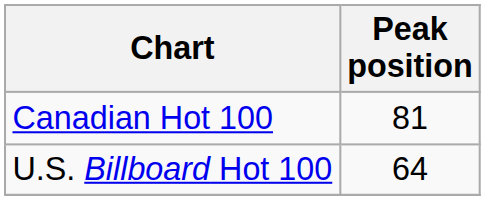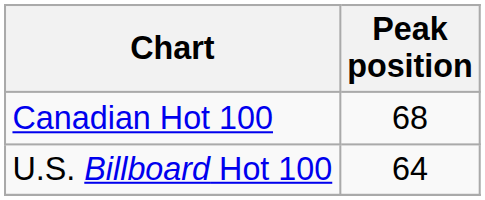(410, 117) 81 -> (410, 117) 68
